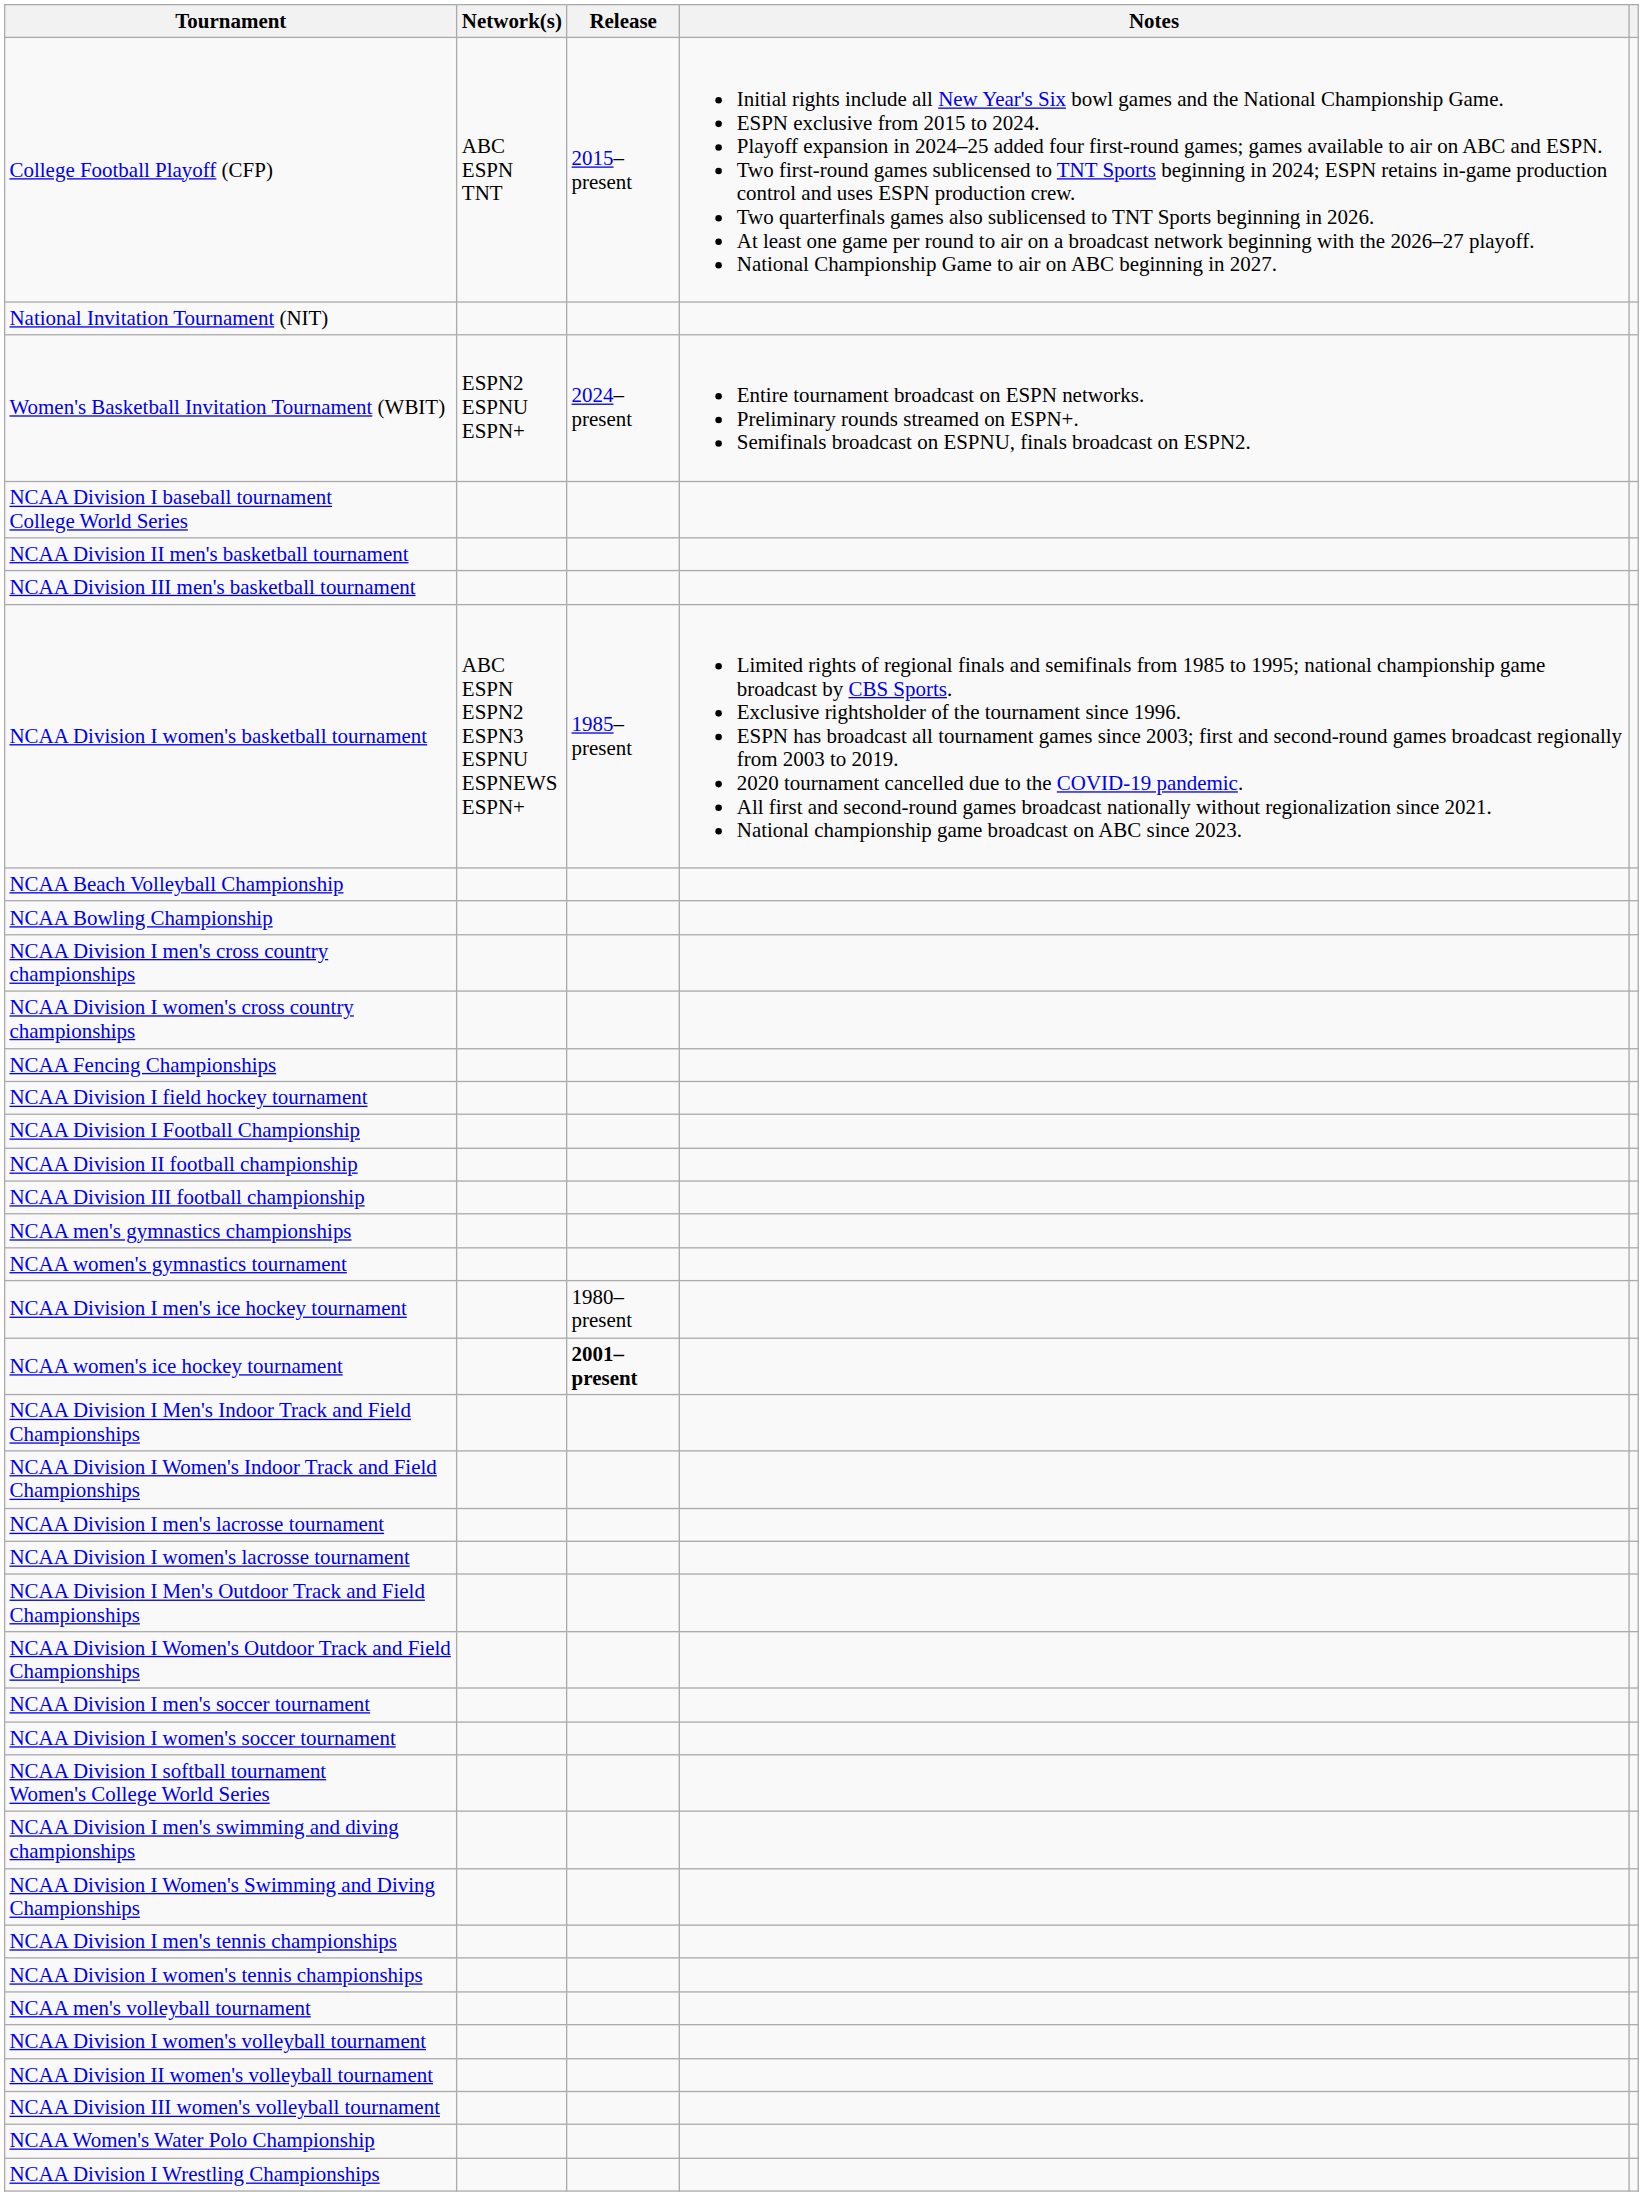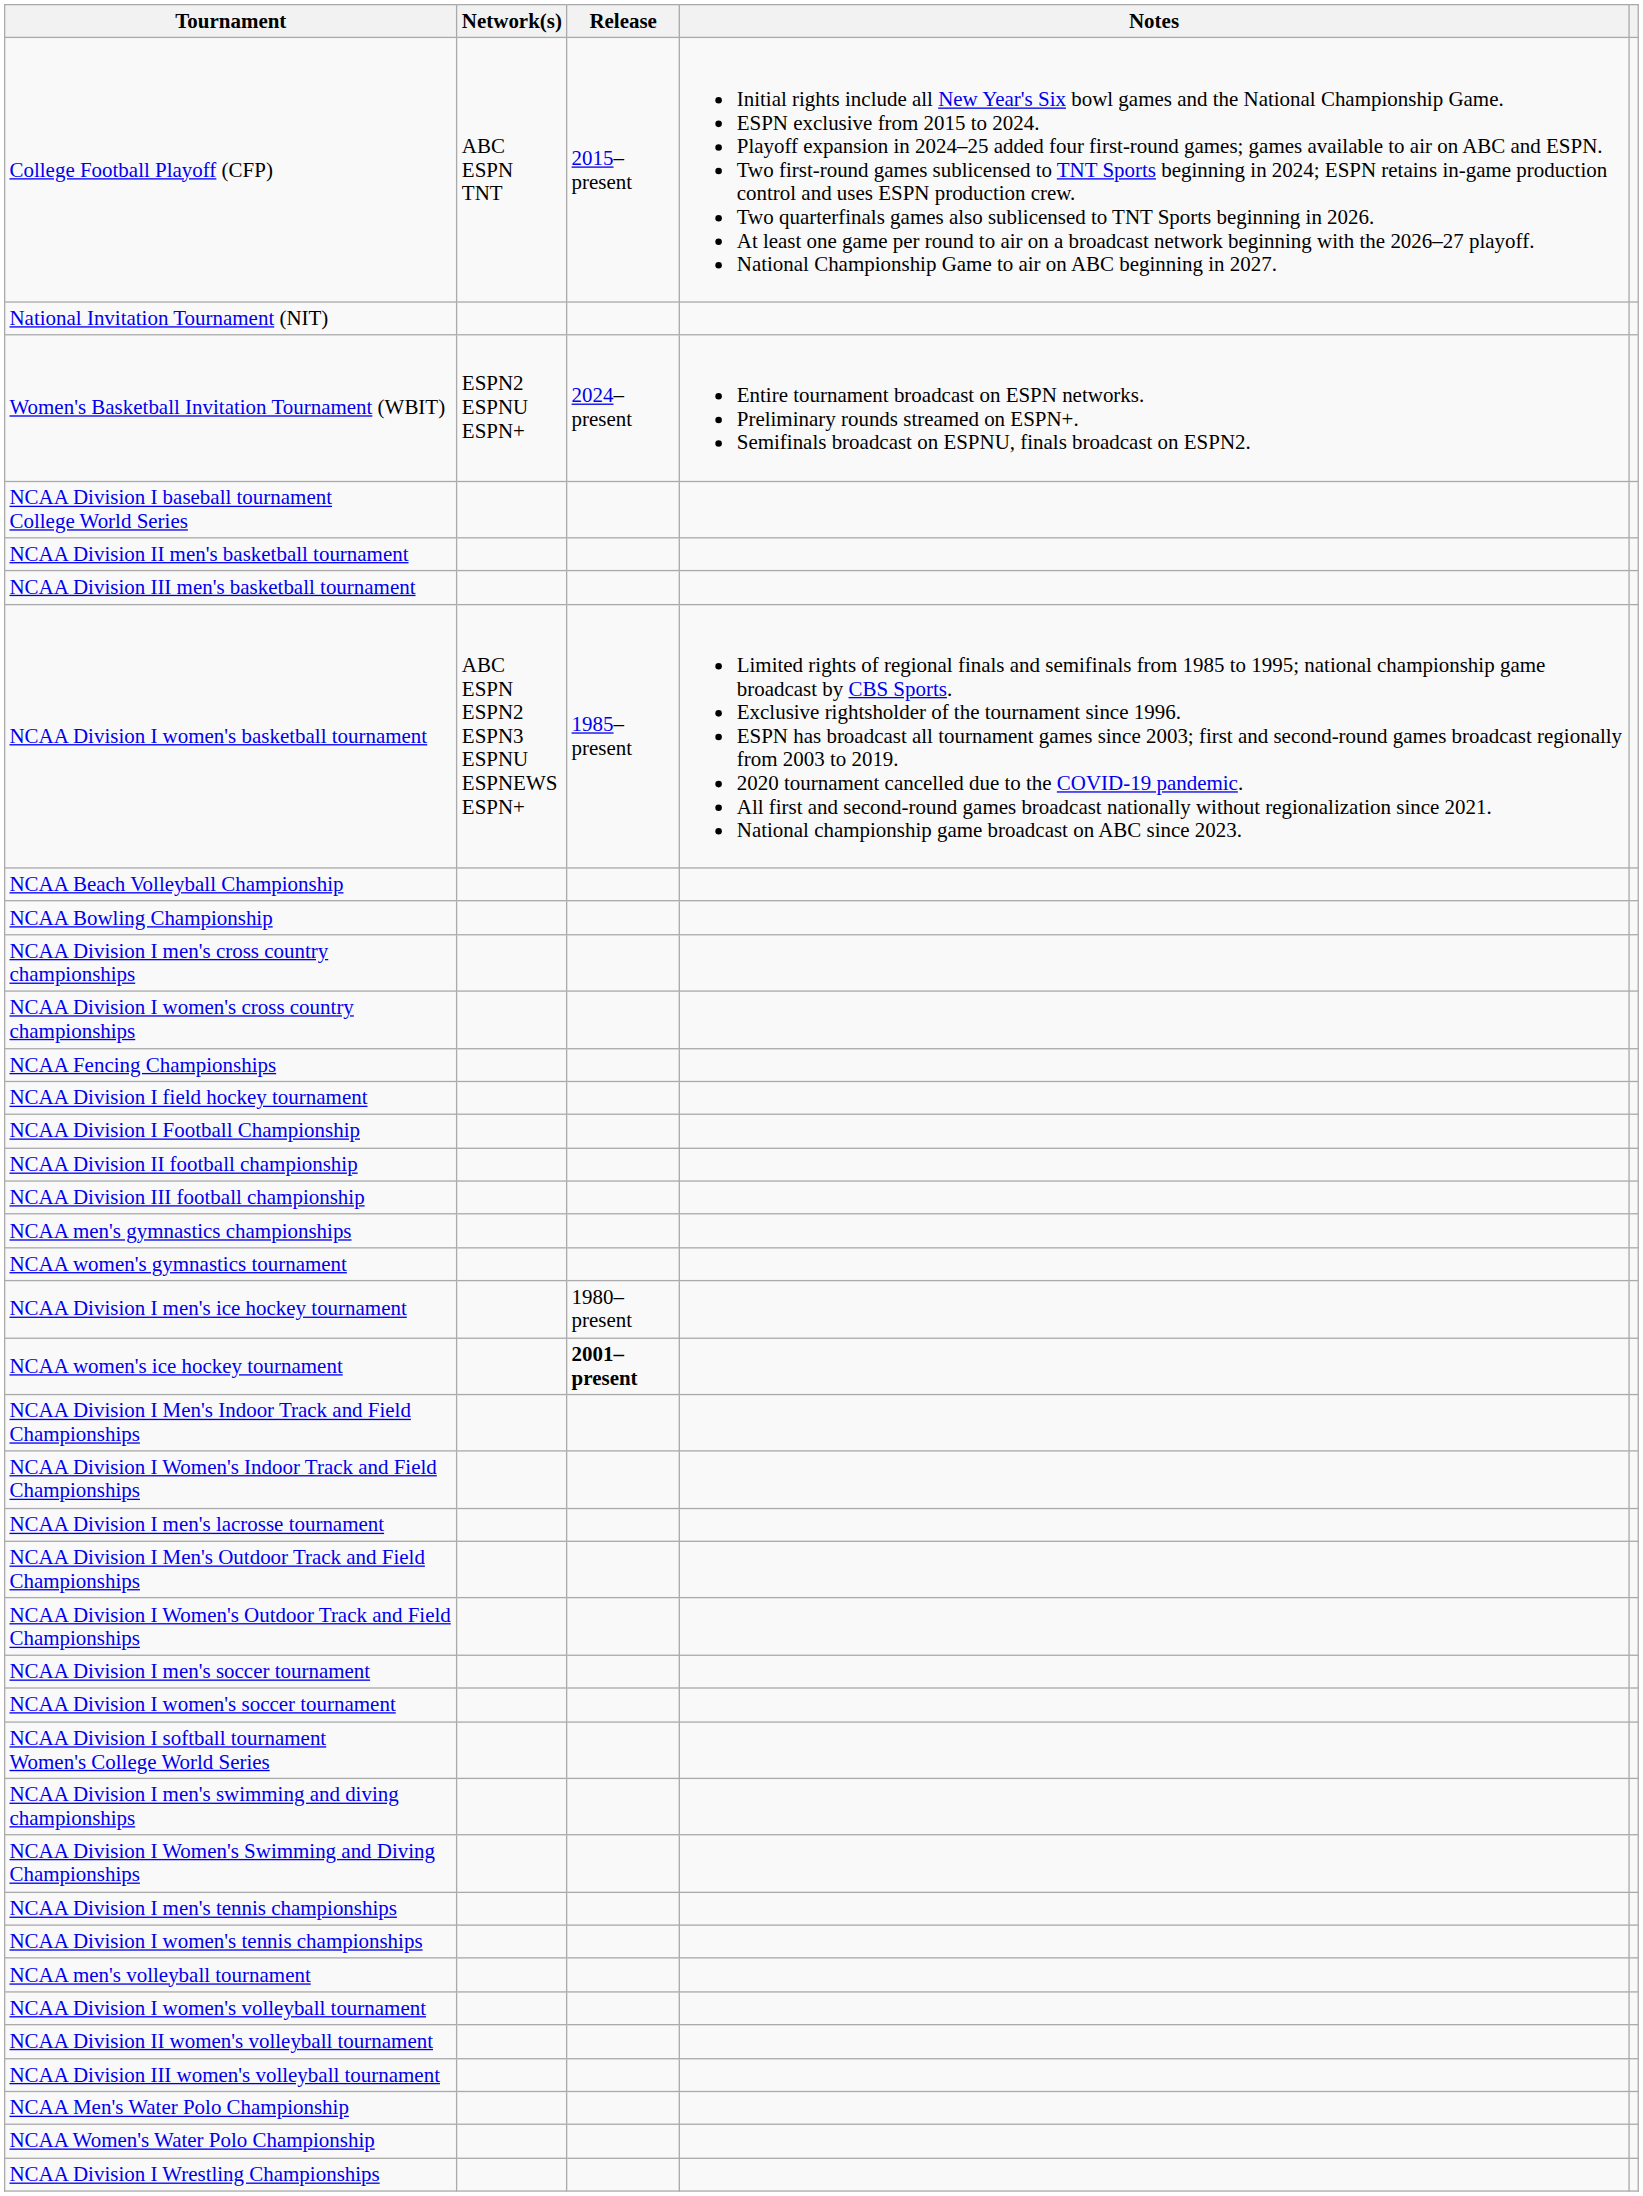- row: (210, 1557)
+ row: (179, 2107)
